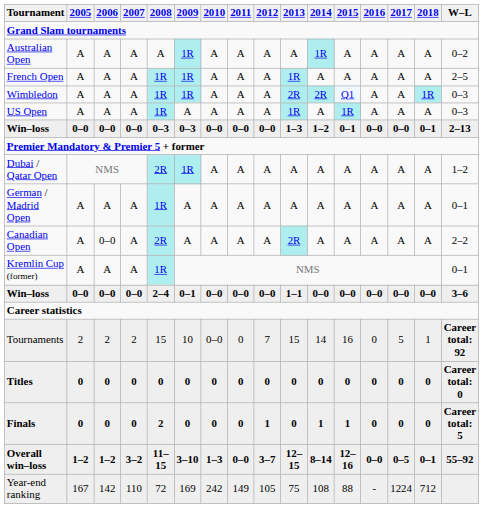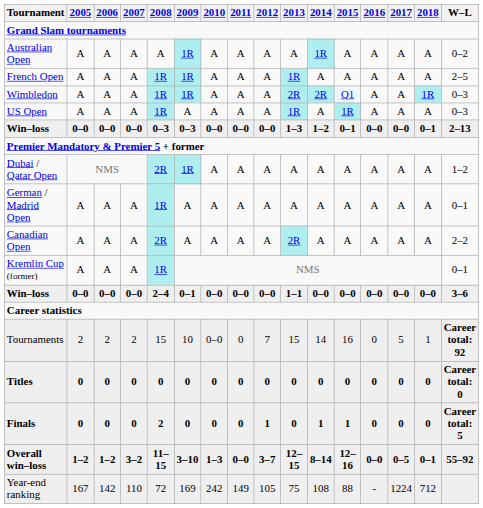(107, 240) 0–0 -> (107, 240) A
